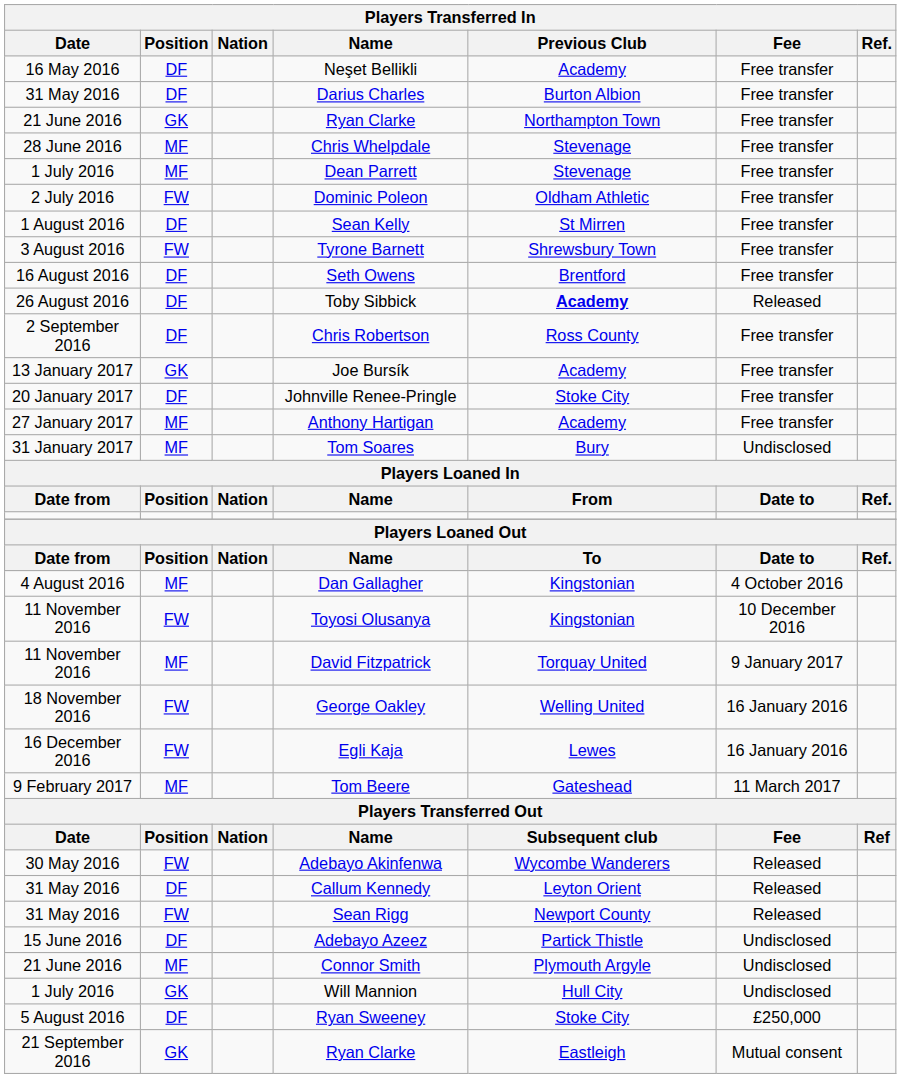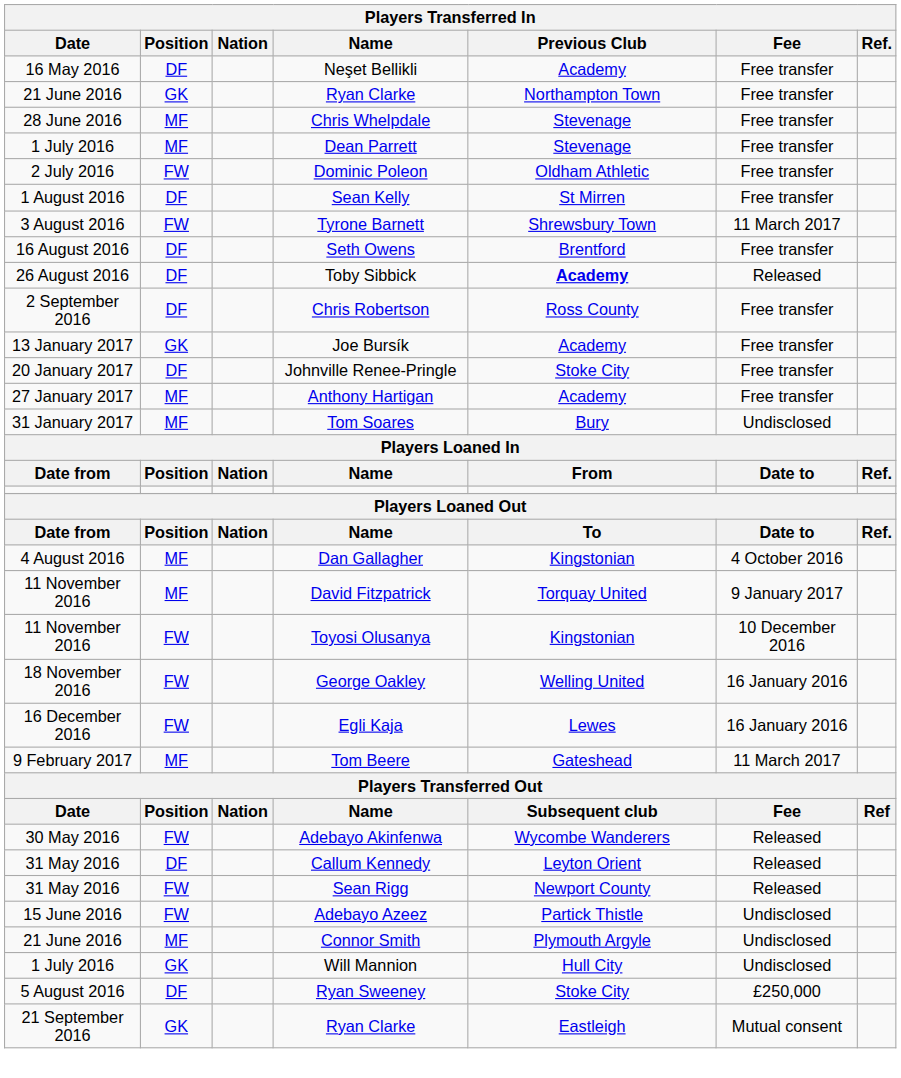- row: (73, 95)
(787, 249) Free transfer -> (787, 224) 11 March 2017
rows swapped: (73, 663) <-> (73, 619)
(176, 940) DF -> (176, 914) FW
